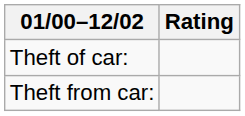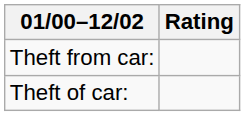rows swapped: (69, 57) <-> (82, 92)
